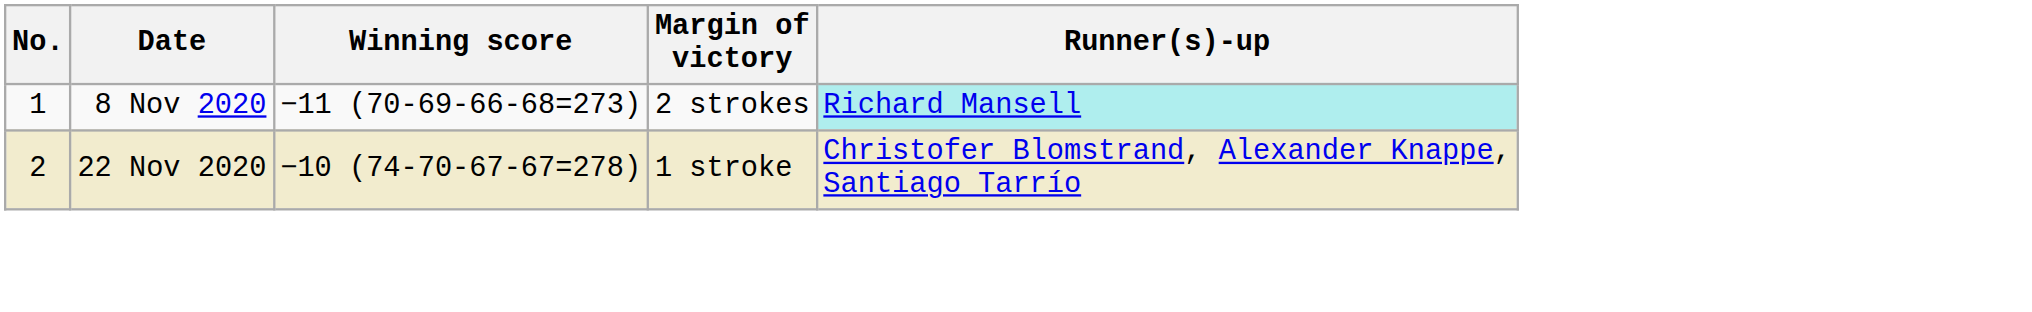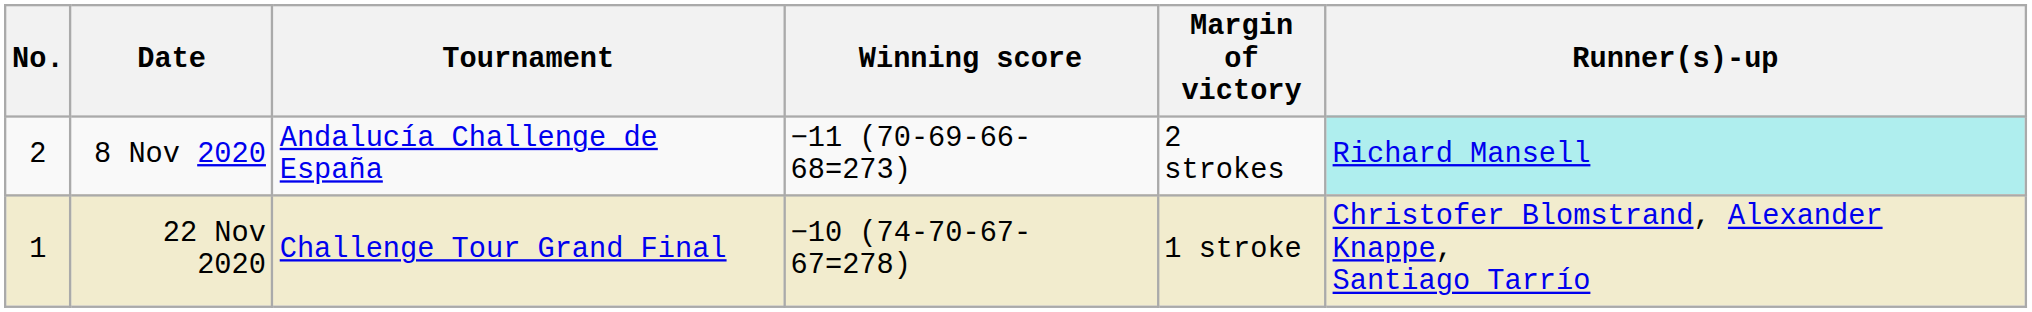+ column: (528, 61)
(38, 107) 1 -> (38, 156) 2
(38, 170) 2 -> (38, 251) 1
